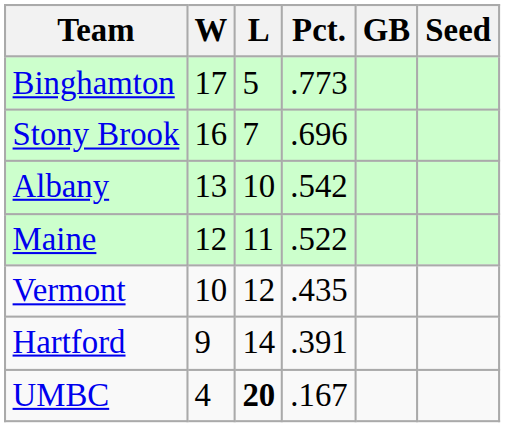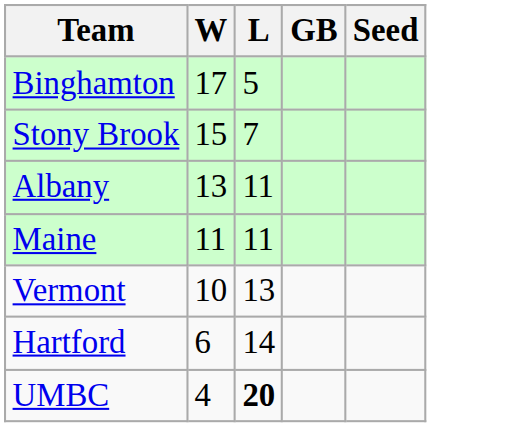- column: (319, 30)
(211, 134) 16 -> (211, 134) 15
(259, 186) 10 -> (258, 186) 11
(211, 238) 12 -> (210, 238) 11
(259, 290) 12 -> (259, 290) 13
(203, 342) 9 -> (203, 342) 6
